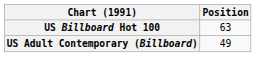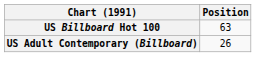(226, 44) 49 -> (226, 44) 26
